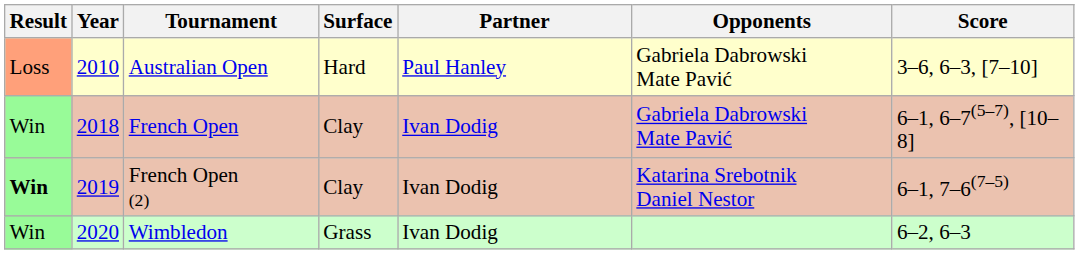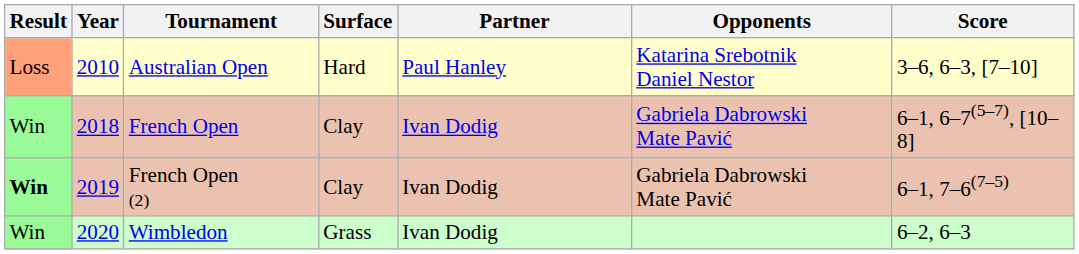(722, 66) Gabriela Dabrowski Mate Pavić -> (716, 66) Katarina Srebotnik Daniel Nestor
(716, 186) Katarina Srebotnik Daniel Nestor -> (722, 186) Gabriela Dabrowski Mate Pavić
